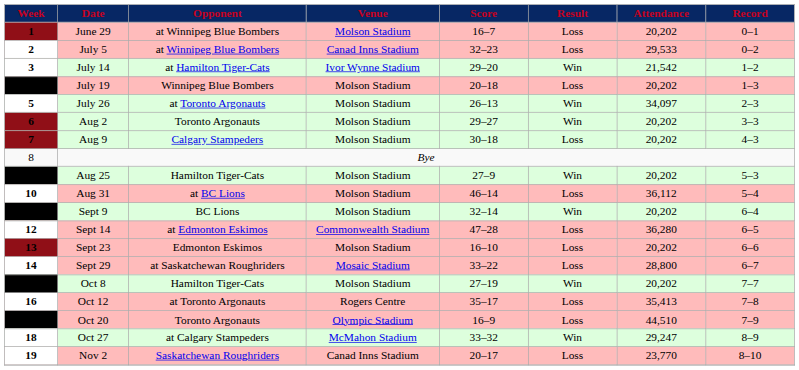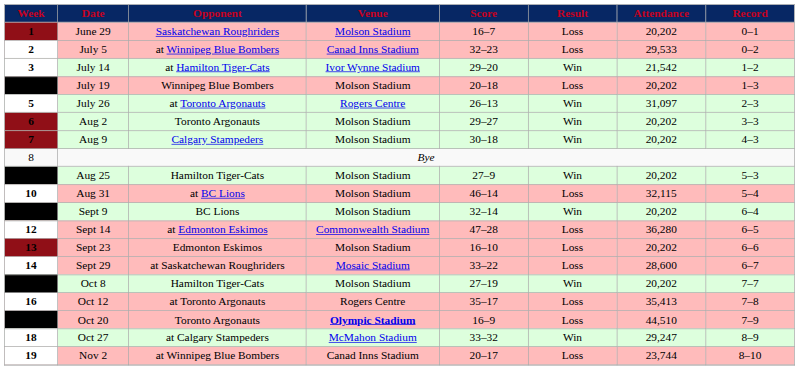(217, 31) at Winnipeg Blue Bombers -> (217, 31) Saskatchewan Roughriders
(373, 103) Molson Stadium -> (373, 103) Rogers Centre
(661, 103) 34,097 -> (661, 103) 31,097
(572, 139) Loss -> (572, 139) Win
(661, 193) 36,112 -> (661, 193) 32,115
(661, 265) 28,800 -> (661, 265) 28,600
(373, 319) normal -> (373, 319) bold
(217, 355) Saskatchewan Roughriders -> (217, 355) at Winnipeg Blue Bombers
(661, 355) 23,770 -> (661, 355) 23,744
